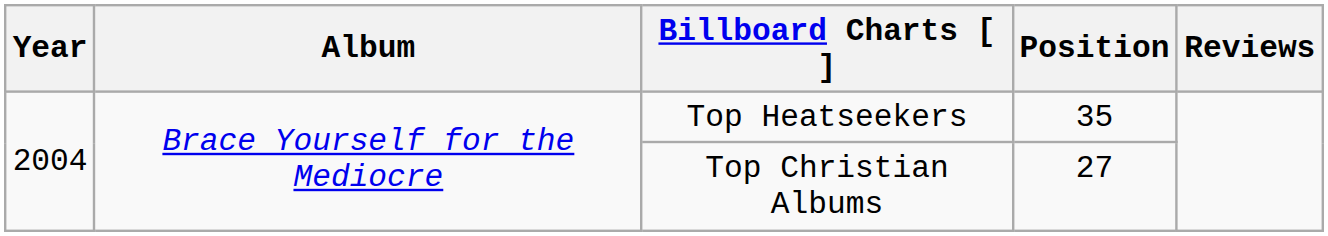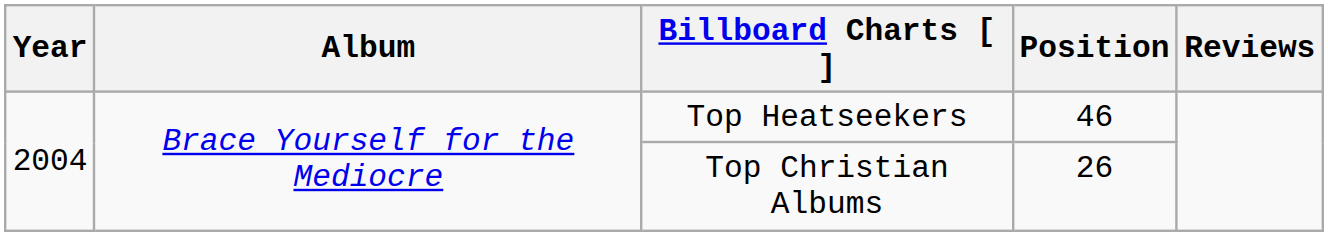(1095, 117) 35 -> (1095, 117) 46
(1095, 168) 27 -> (1095, 168) 26
